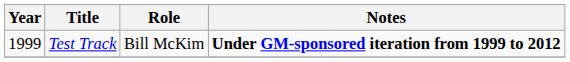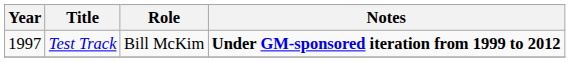(25, 43) 1999 -> (25, 43) 1997
